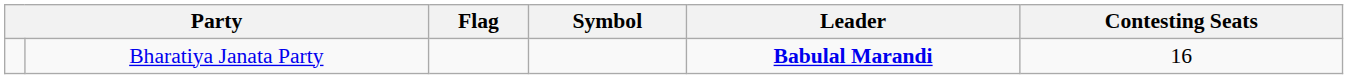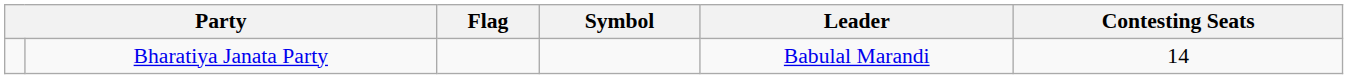(853, 55) bold -> (857, 55) normal
(1181, 55) 16 -> (1178, 55) 14
